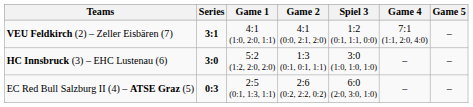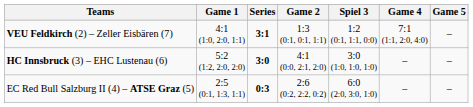columns swapped: (212, 12) <-> (252, 12)
(303, 34) 4:1 (0:0, 2:1, 2:0) -> (303, 34) 1:3 (0:1, 0:1, 1:1)
(303, 61) 1:3 (0:1, 0:1, 1:1) -> (303, 61) 4:1 (0:0, 2:1, 2:0)
